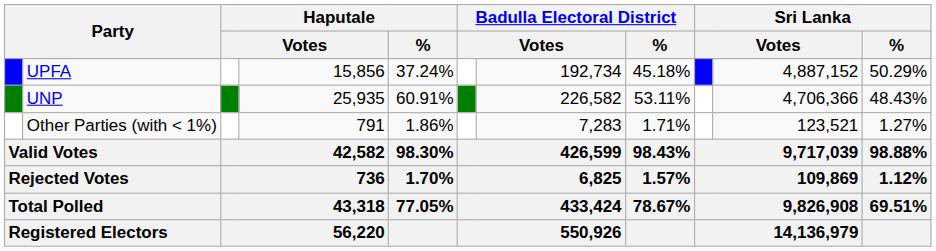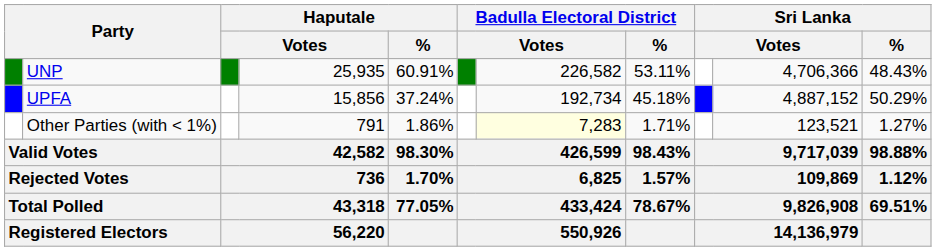rows swapped: (45, 98) <-> (49, 71)
(600, 125) no background -> (600, 125) lightyellow background
